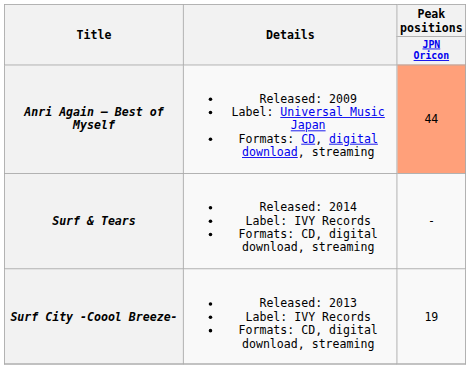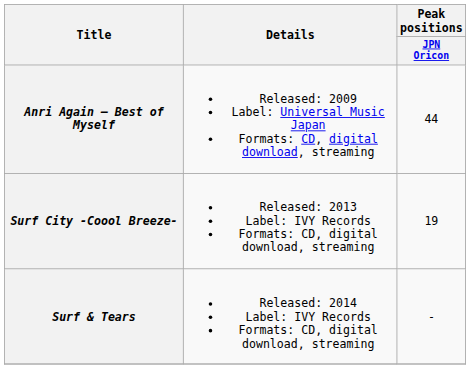(431, 119) lightsalmon background -> (431, 119) no background
rows swapped: (94, 316) <-> (94, 221)
